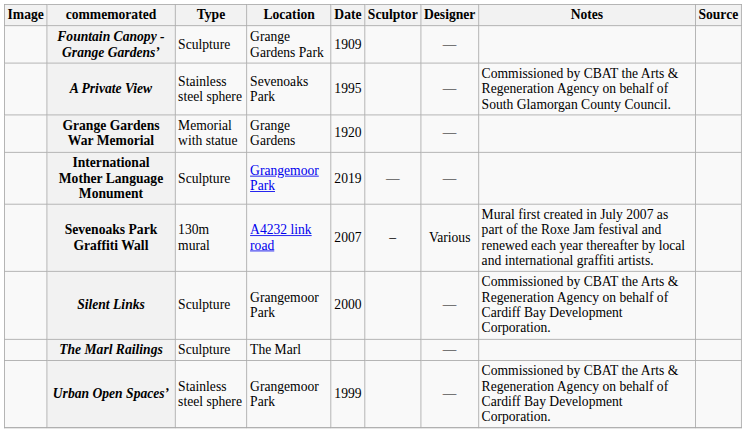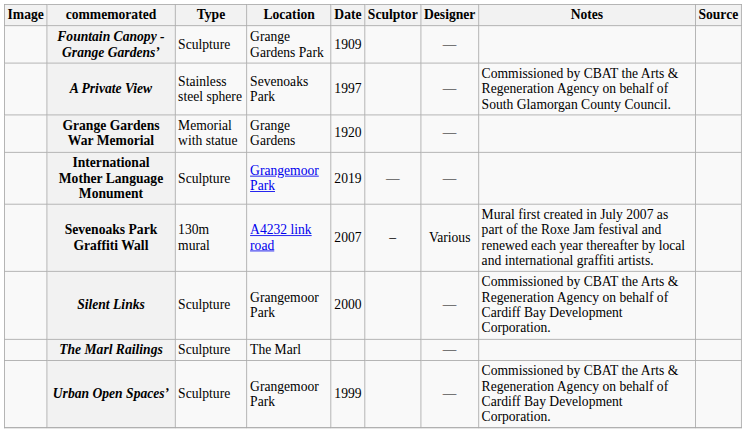(348, 89) 1995 -> (348, 89) 1997
(210, 394) Stainless steel sphere -> (204, 394) Sculpture
